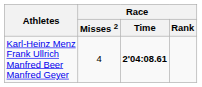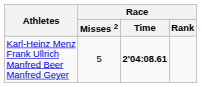(99, 60) 4 -> (99, 60) 5
